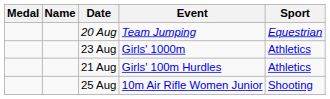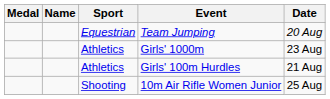columns swapped: (295, 14) <-> (99, 14)
